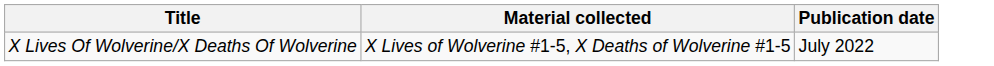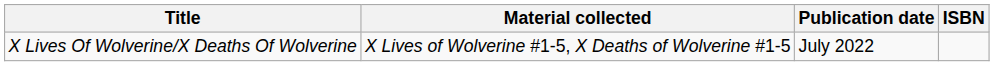+ column: (964, 18)
